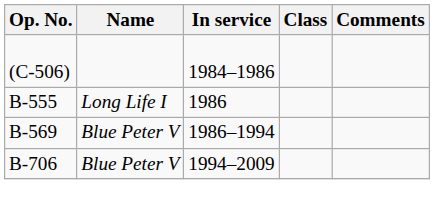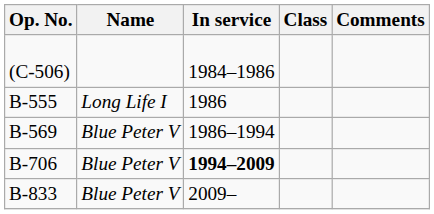(232, 163) normal -> (232, 163) bold
+ row: (33, 193)
